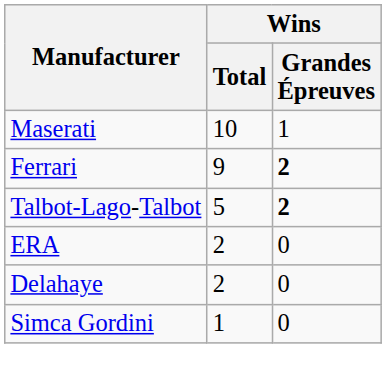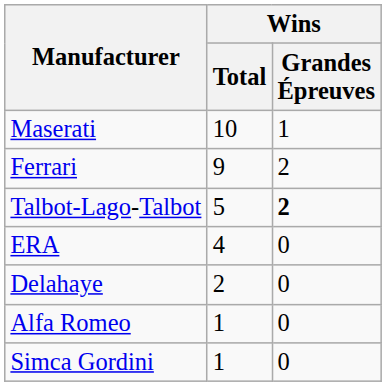(284, 167) bold -> (284, 167) normal
(219, 245) 2 -> (219, 245) 4
+ row: (71, 323)
